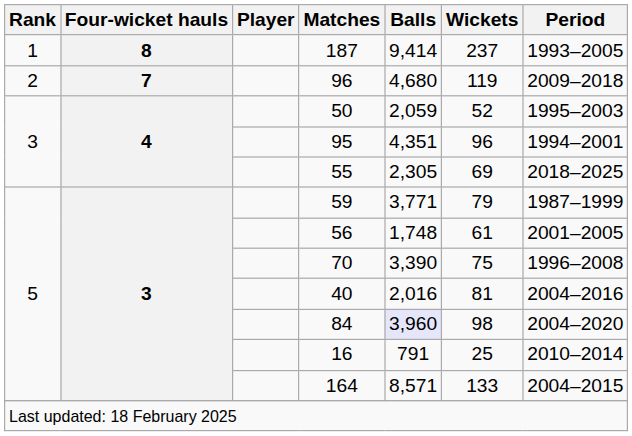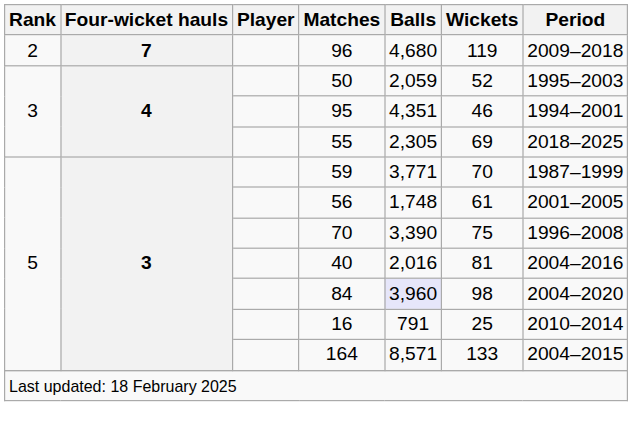- row: (342, 50)
(482, 141) 96 -> (482, 111) 46
(482, 202) 79 -> (482, 171) 70
